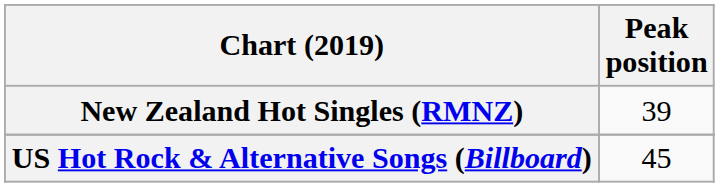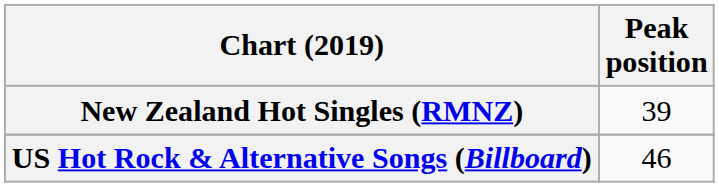(657, 157) 45 -> (657, 157) 46
